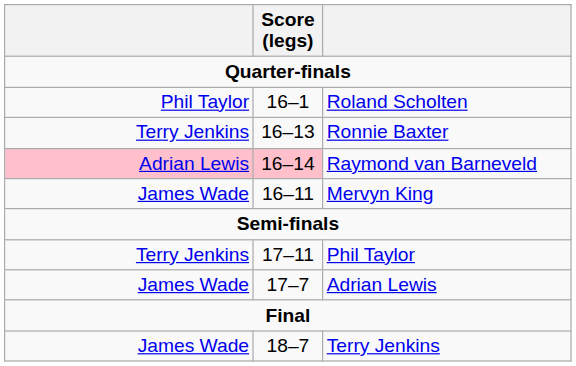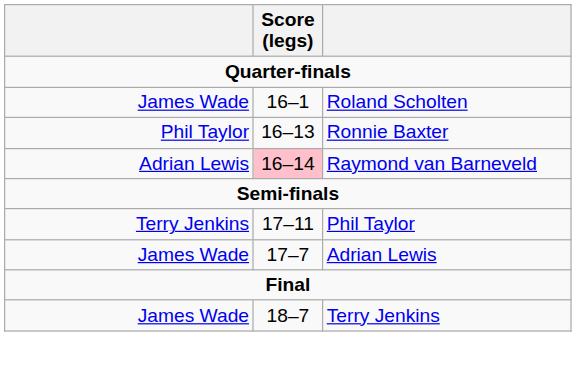(205, 102) Phil Taylor -> (193, 102) James Wade
(192, 132) Terry Jenkins -> (205, 132) Phil Taylor
(194, 163) pink background -> (194, 163) no background
- row: (380, 193)
